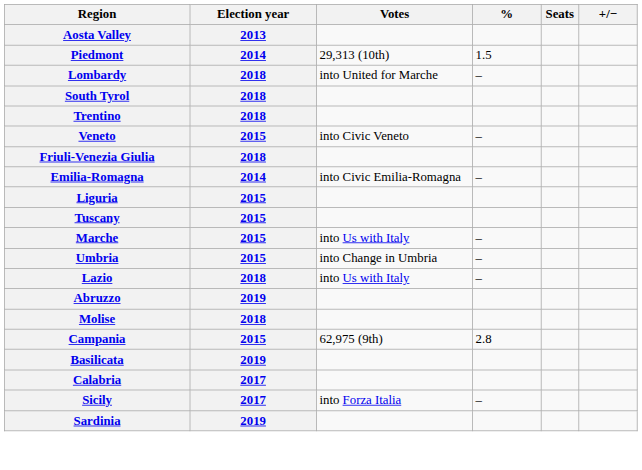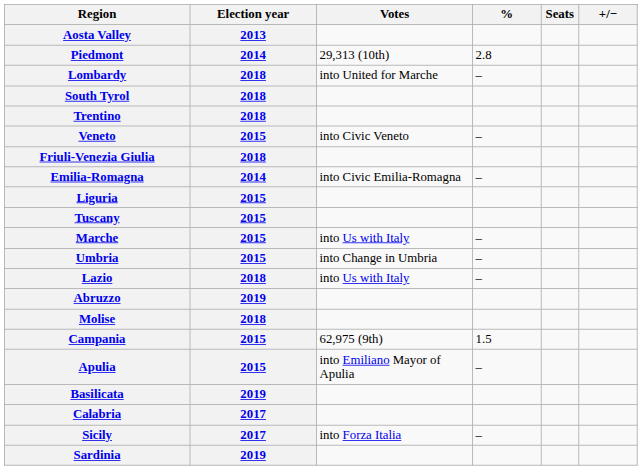(484, 55) 1.5 -> (484, 55) 2.8
(484, 339) 2.8 -> (484, 339) 1.5
+ row: (97, 366)
